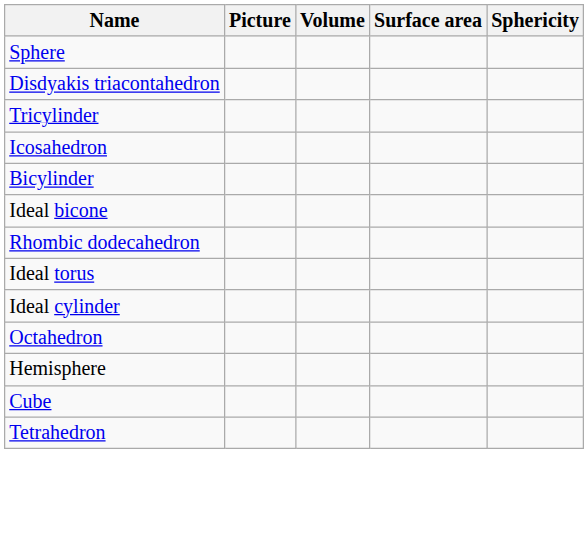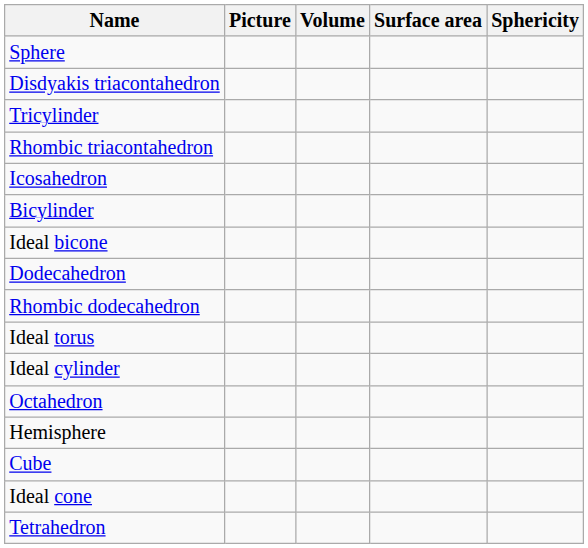+ row: (111, 147)
+ row: (68, 274)
+ row: (51, 496)
